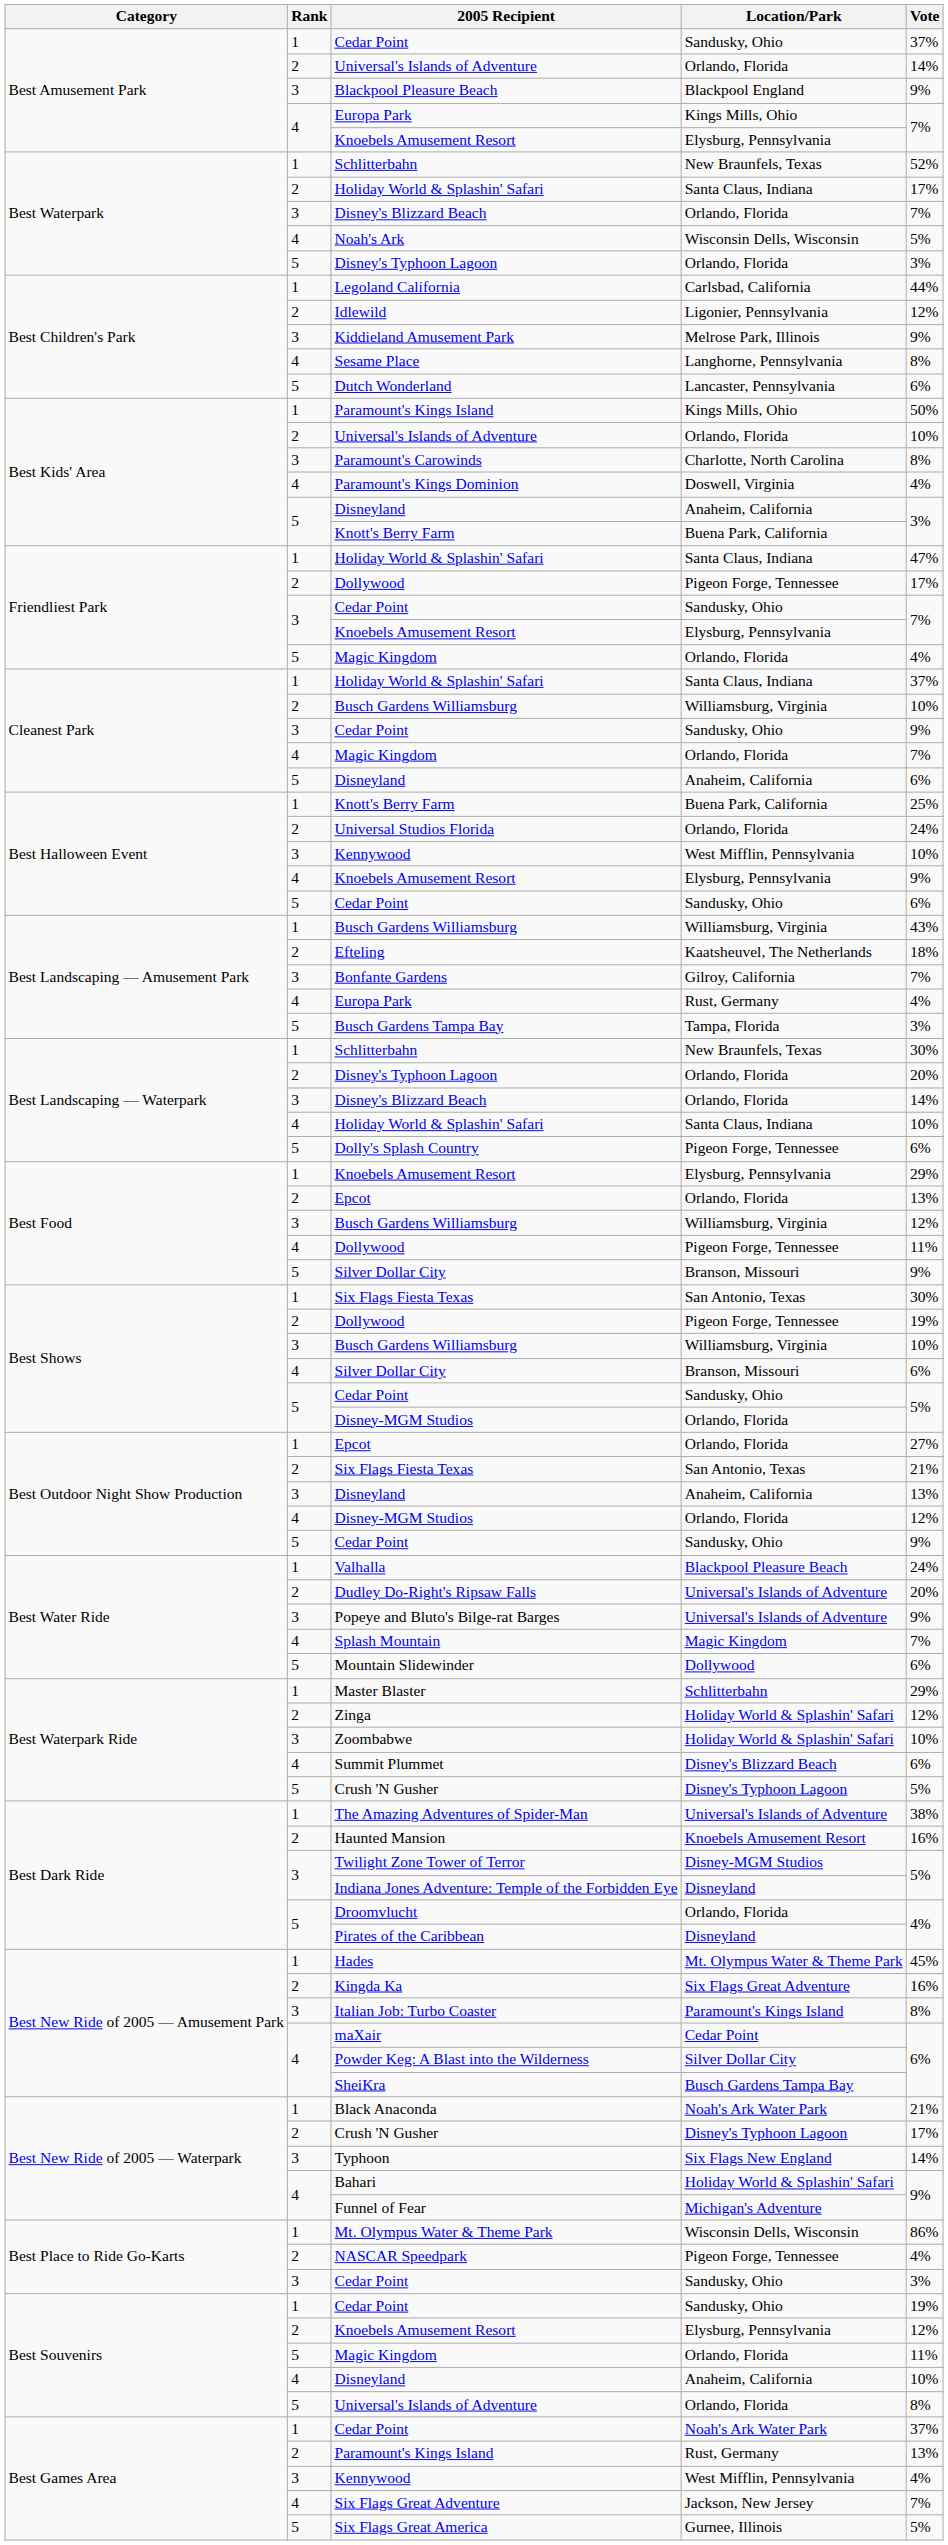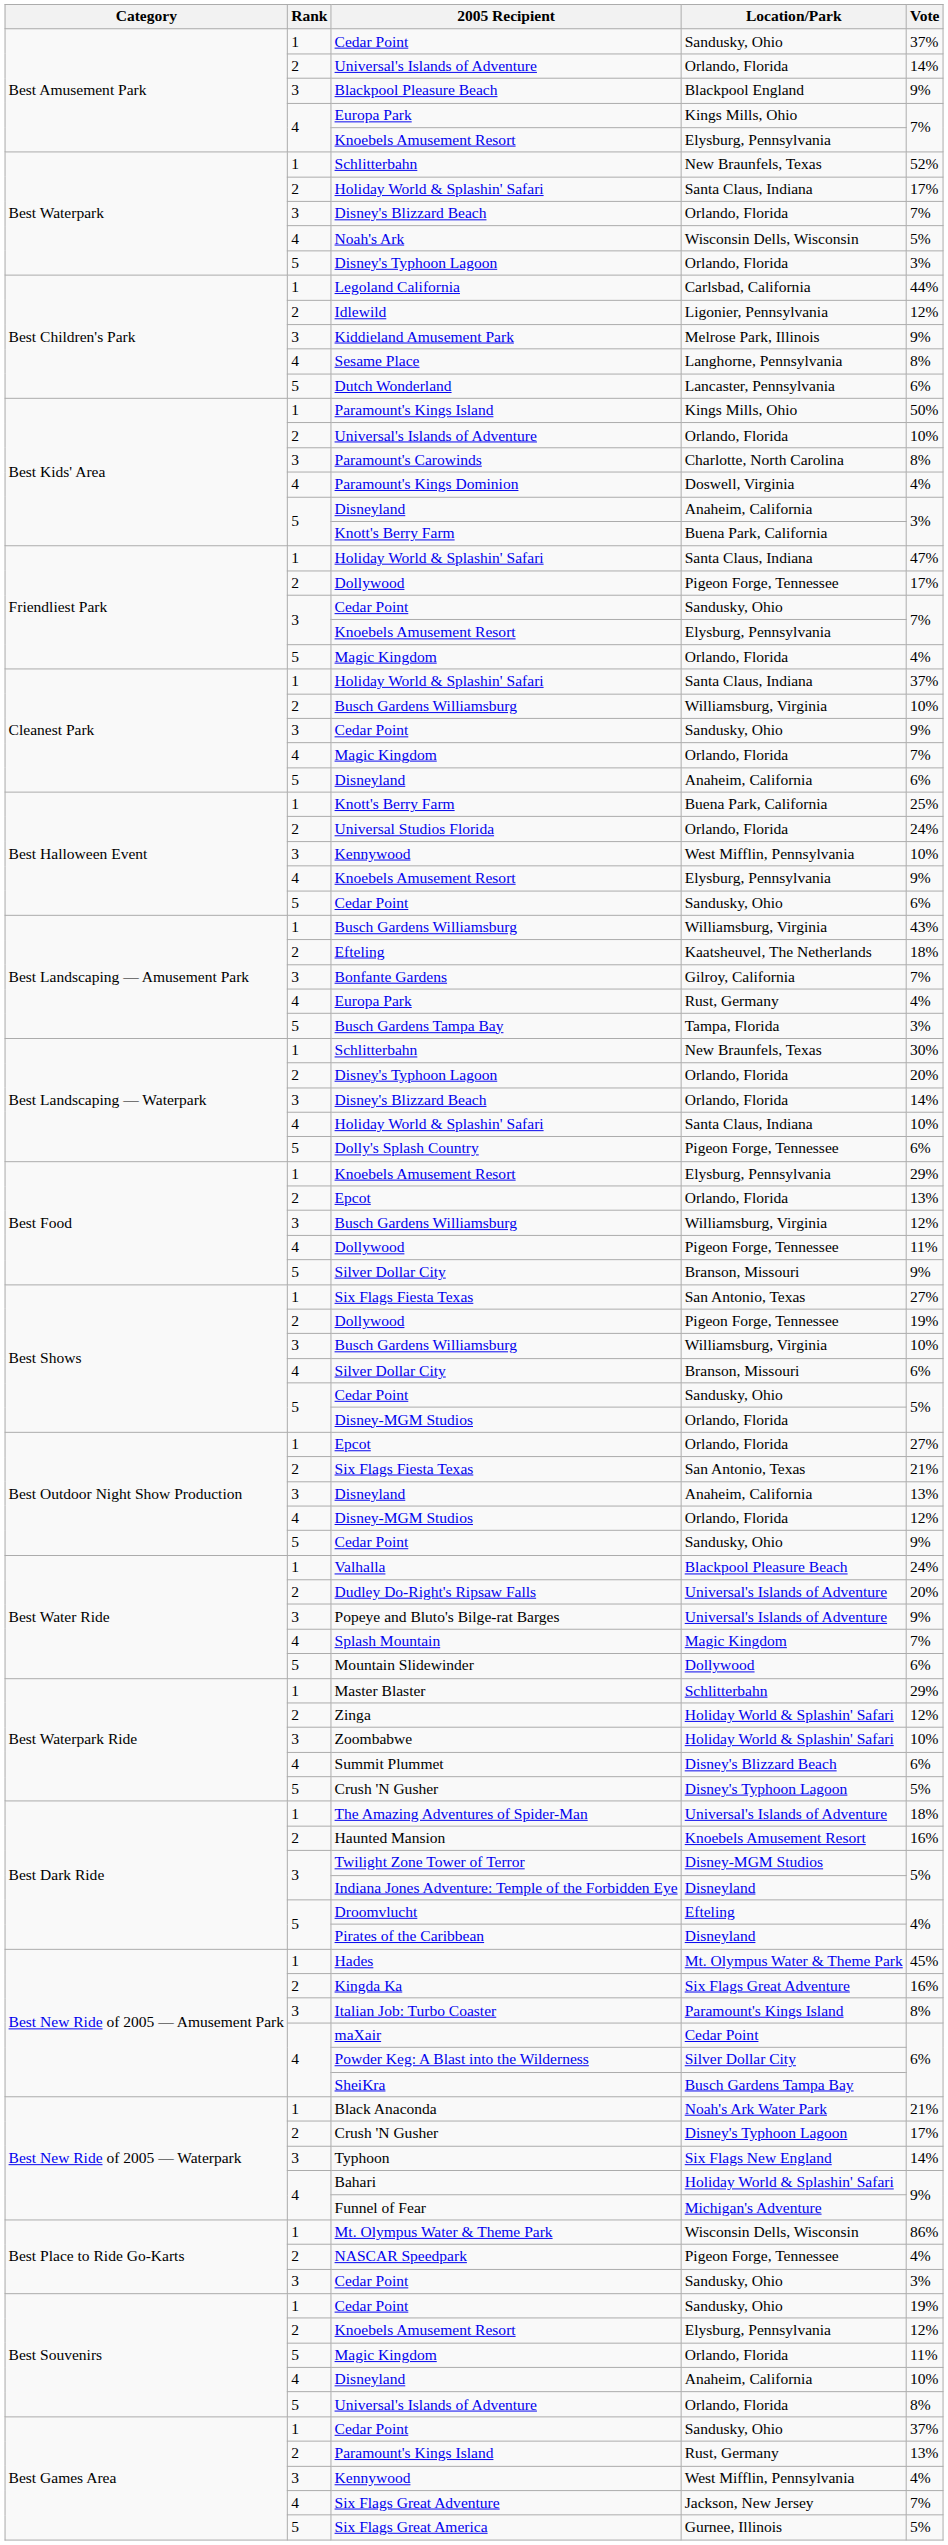(924, 1296) 30% -> (924, 1296) 27%
(924, 1813) 38% -> (924, 1813) 18%
(736, 1912) Orlando, Florida -> (710, 1912) Efteling
(756, 2428) Noah's Ark Water Park -> (734, 2428) Sandusky, Ohio
